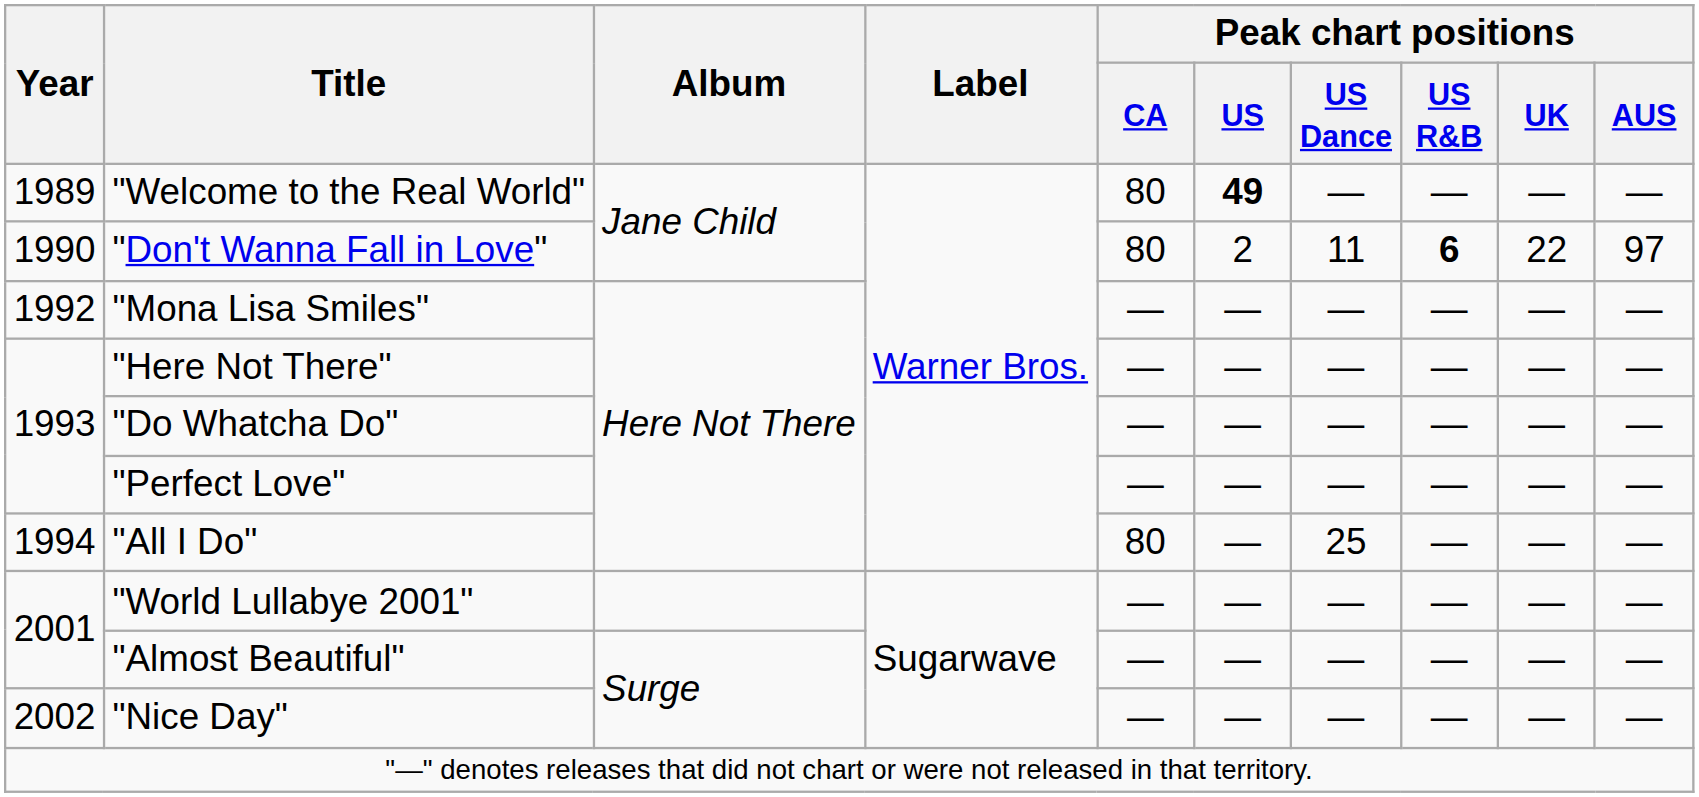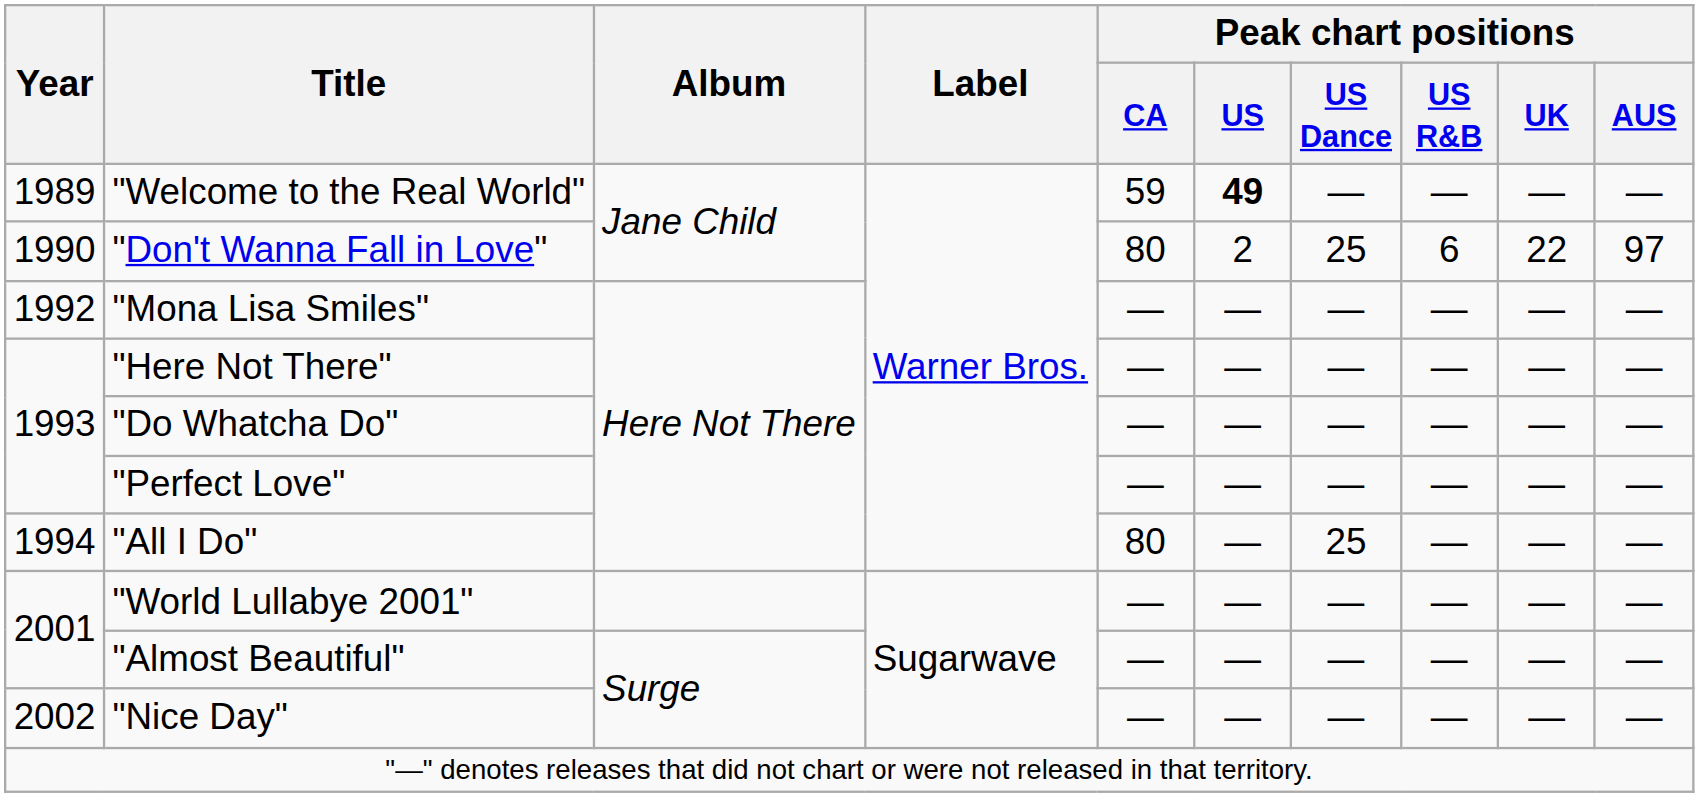(1145, 191) 80 -> (1145, 191) 59
(1346, 250) 11 -> (1346, 250) 25
(1449, 250) bold -> (1449, 250) normal
